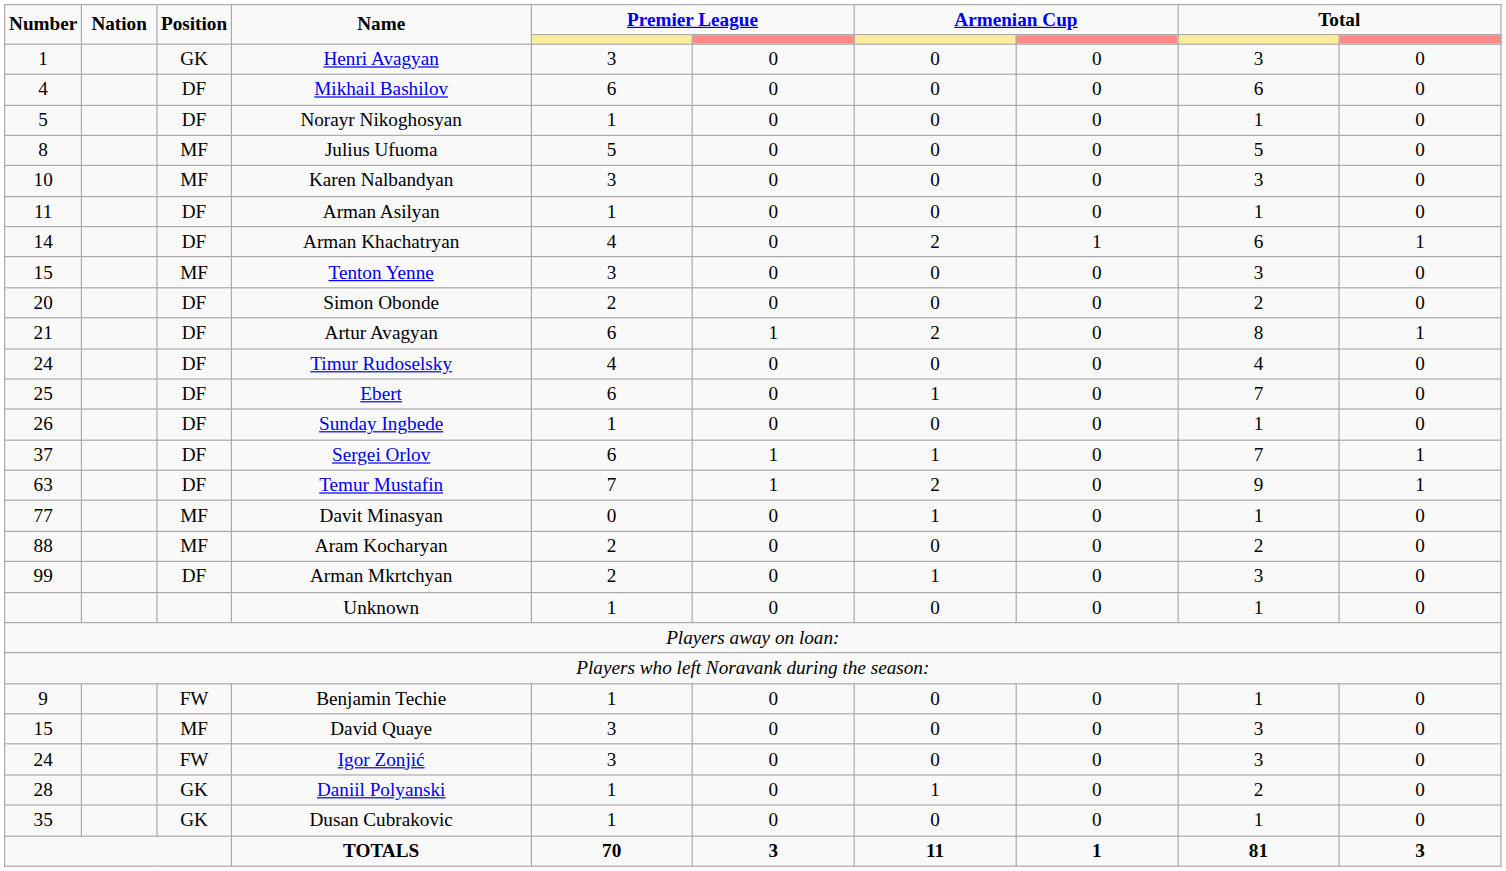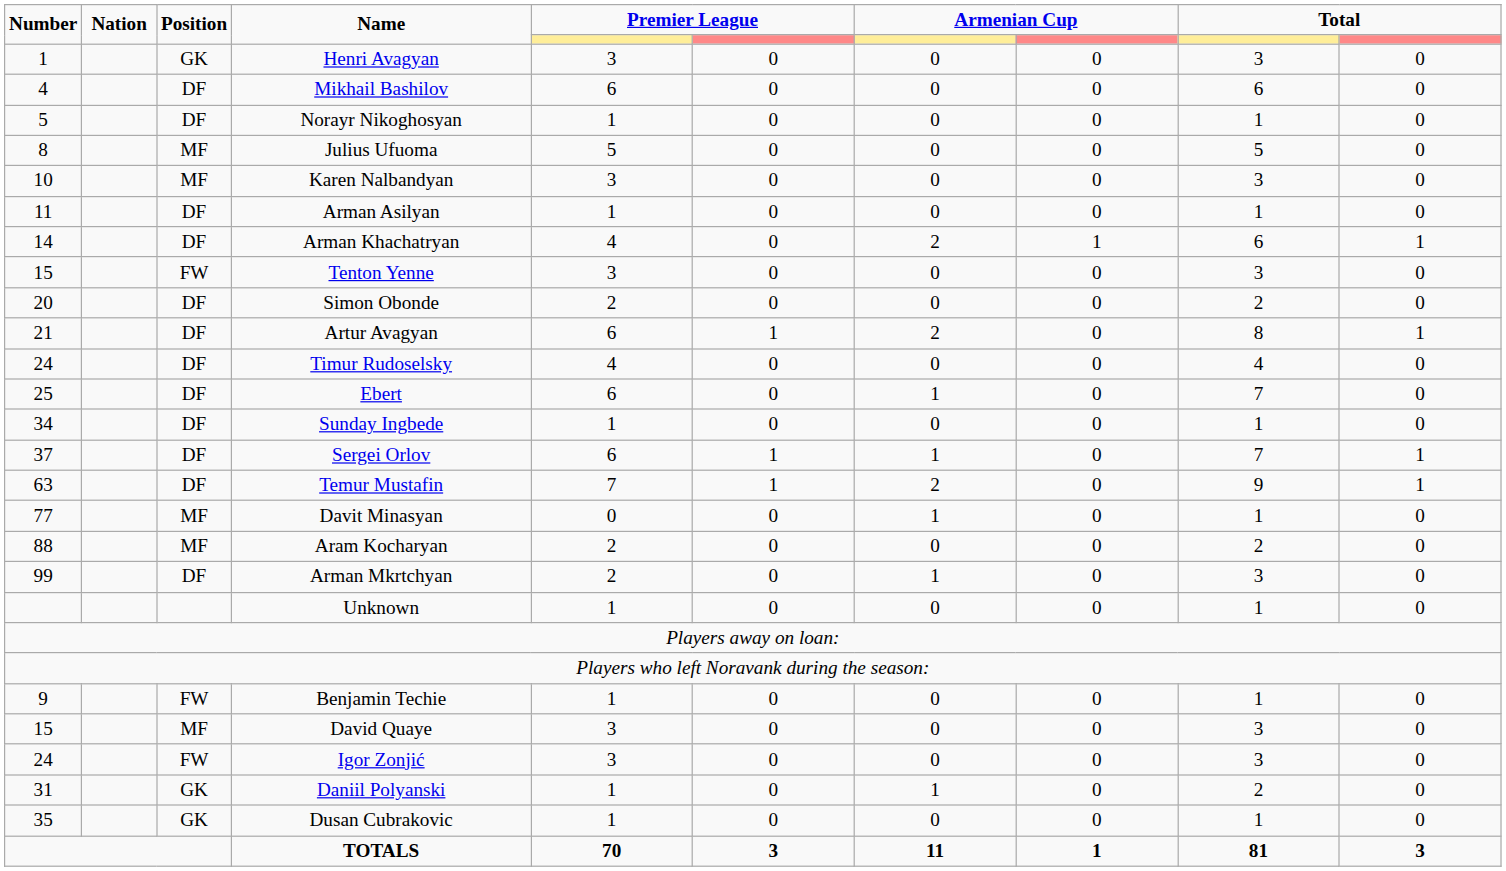(194, 272) MF -> (194, 272) FW
(43, 424) 26 -> (43, 424) 34
(43, 789) 28 -> (43, 789) 31
